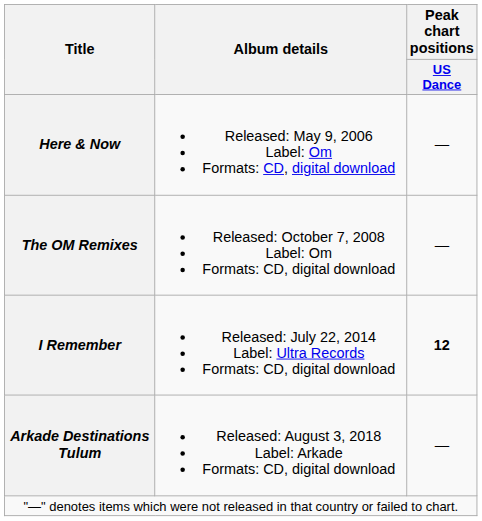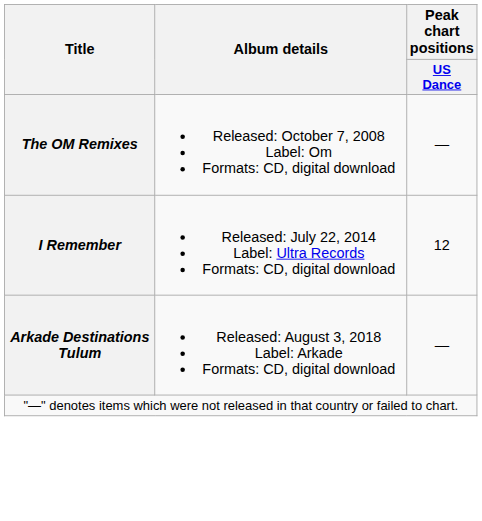- row: (80, 144)
(442, 345) bold -> (442, 244) normal
